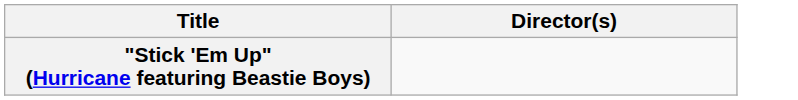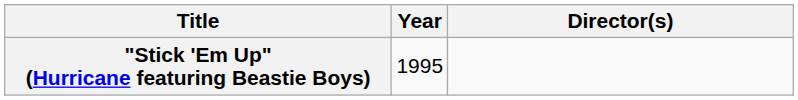+ column: (420, 21)
